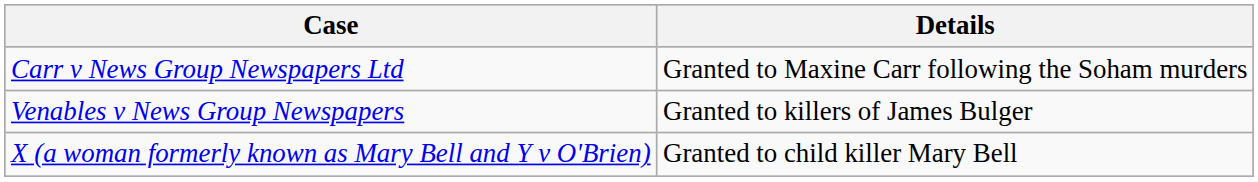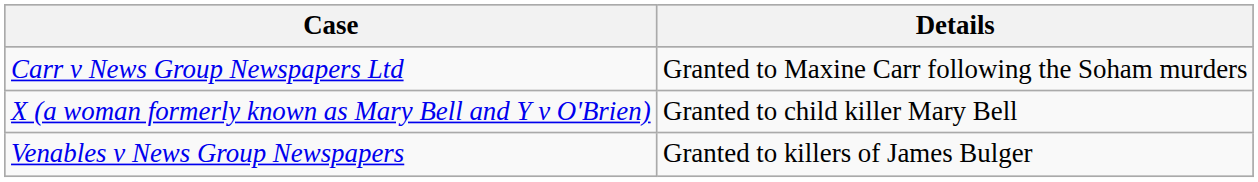rows swapped: (208, 111) <-> (331, 153)
